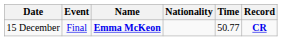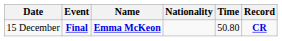(77, 28) normal -> (77, 28) bold
(228, 28) 50.77 -> (228, 28) 50.80
